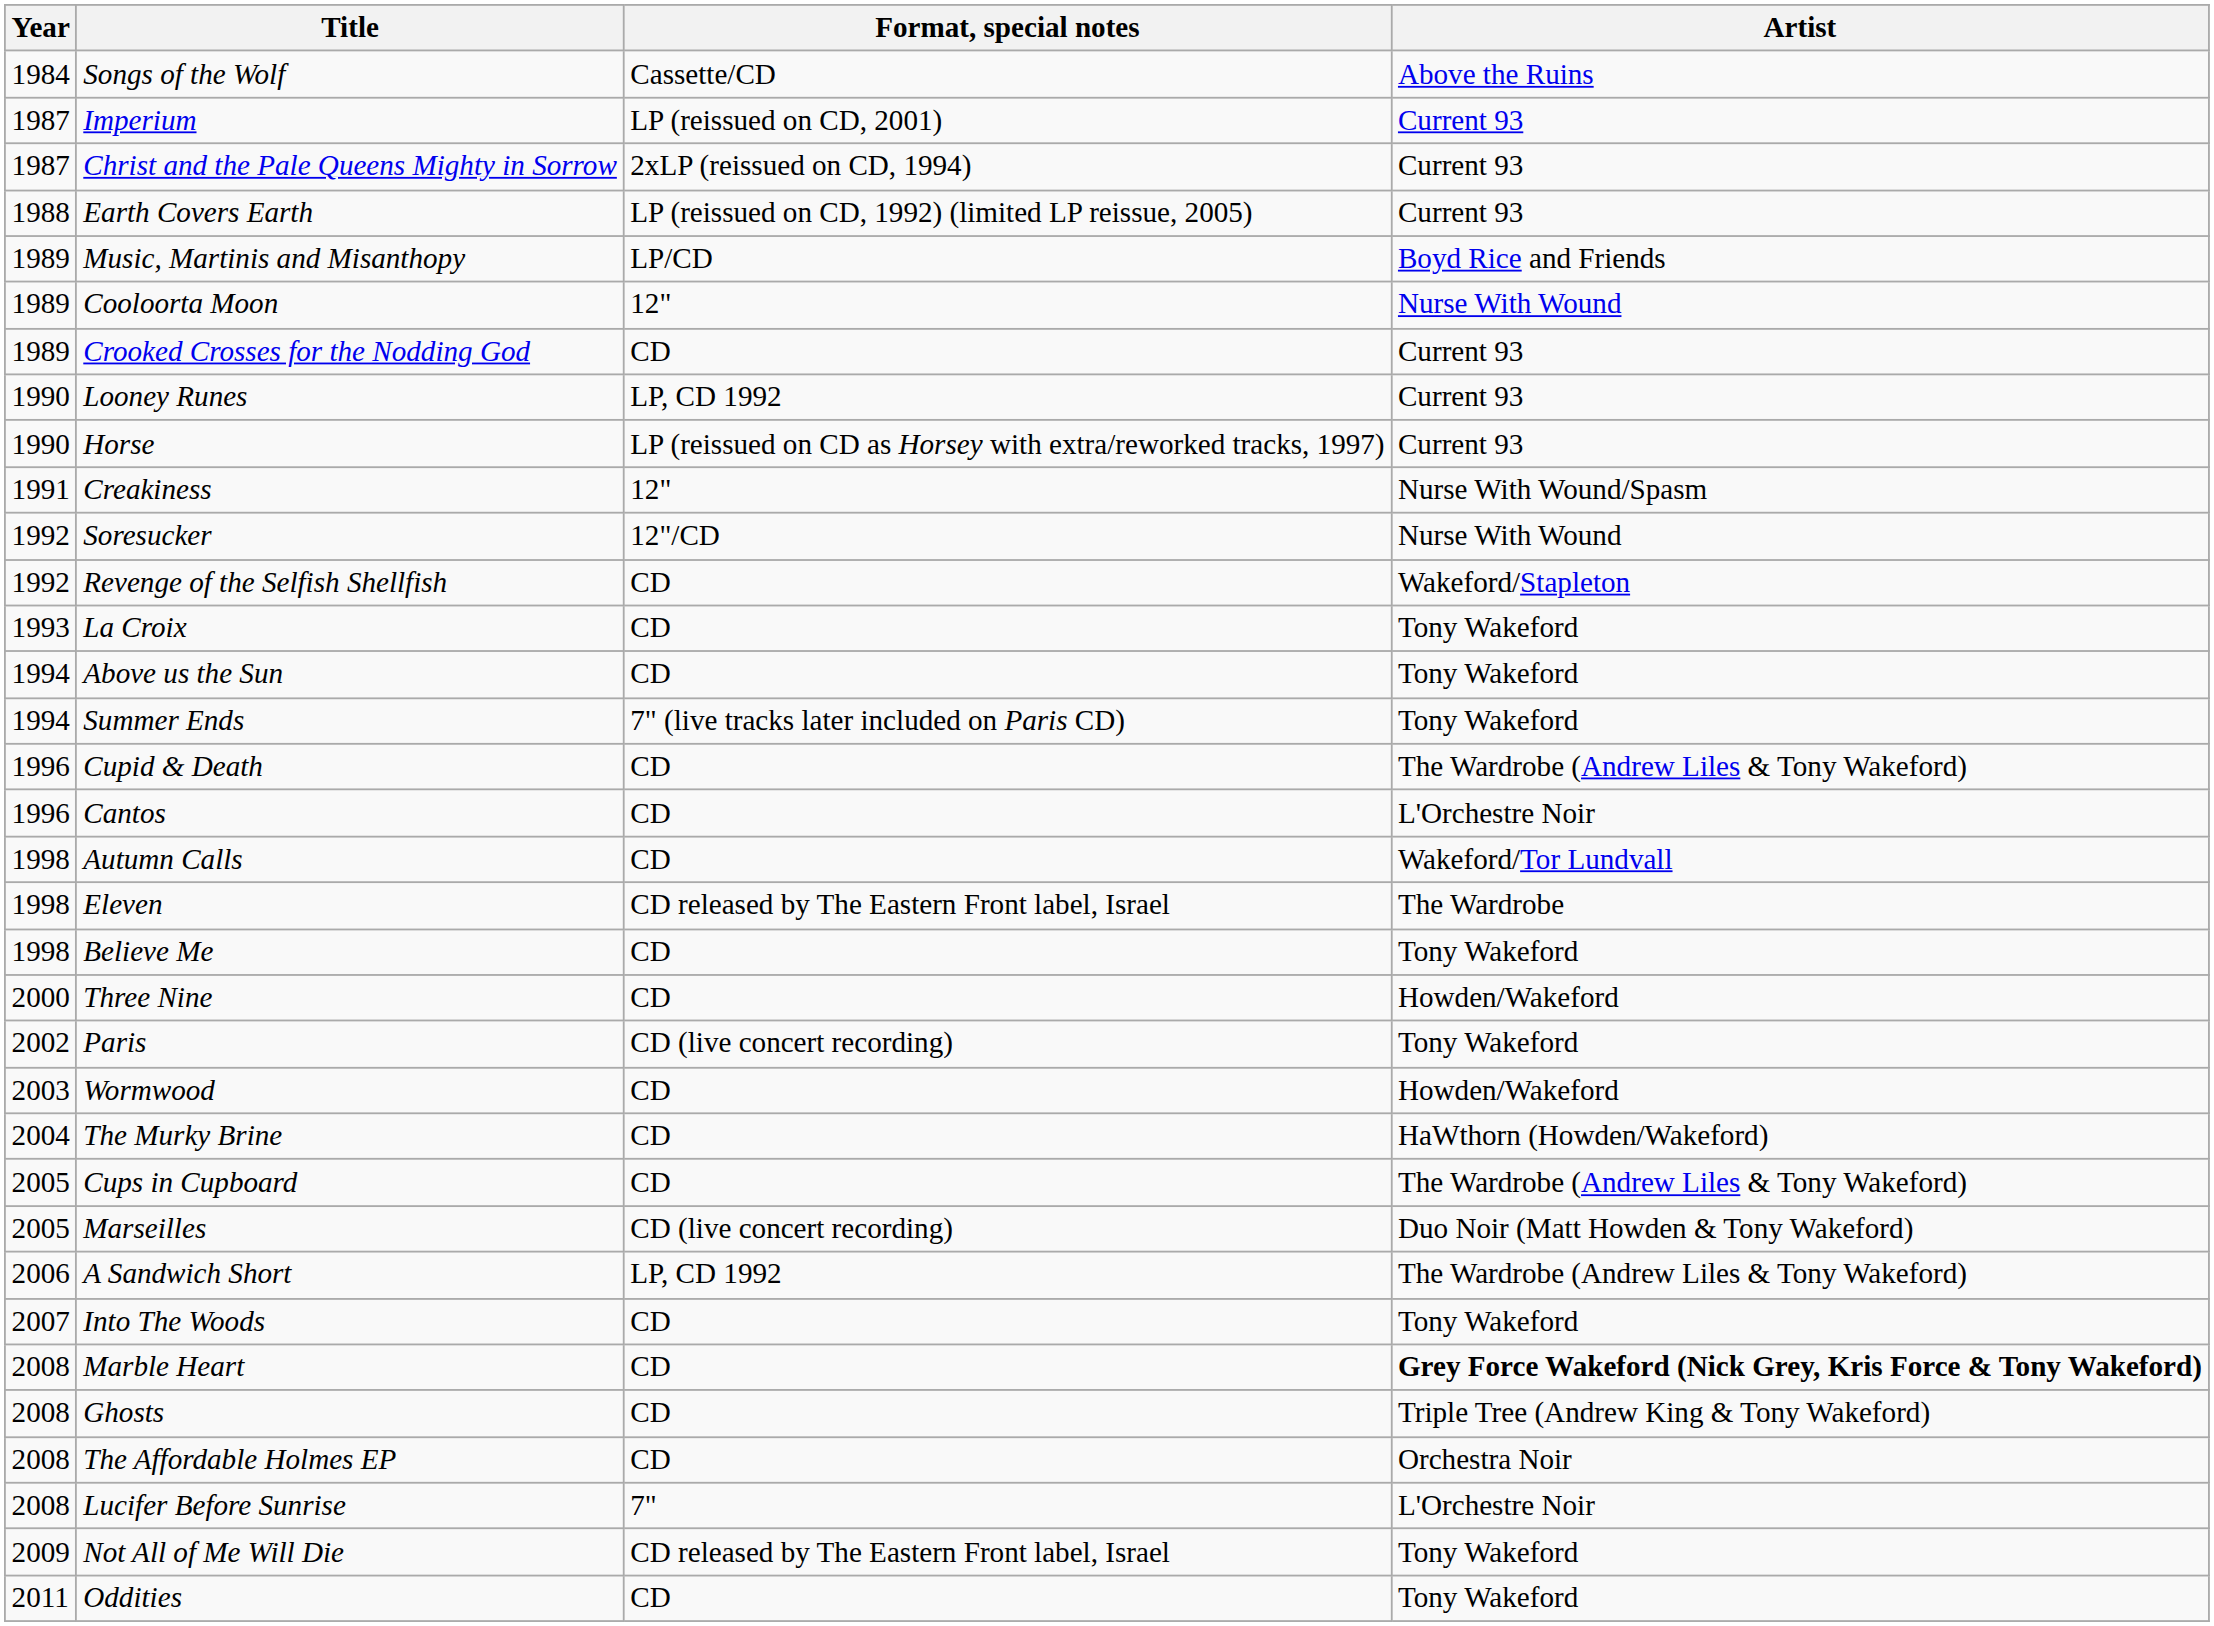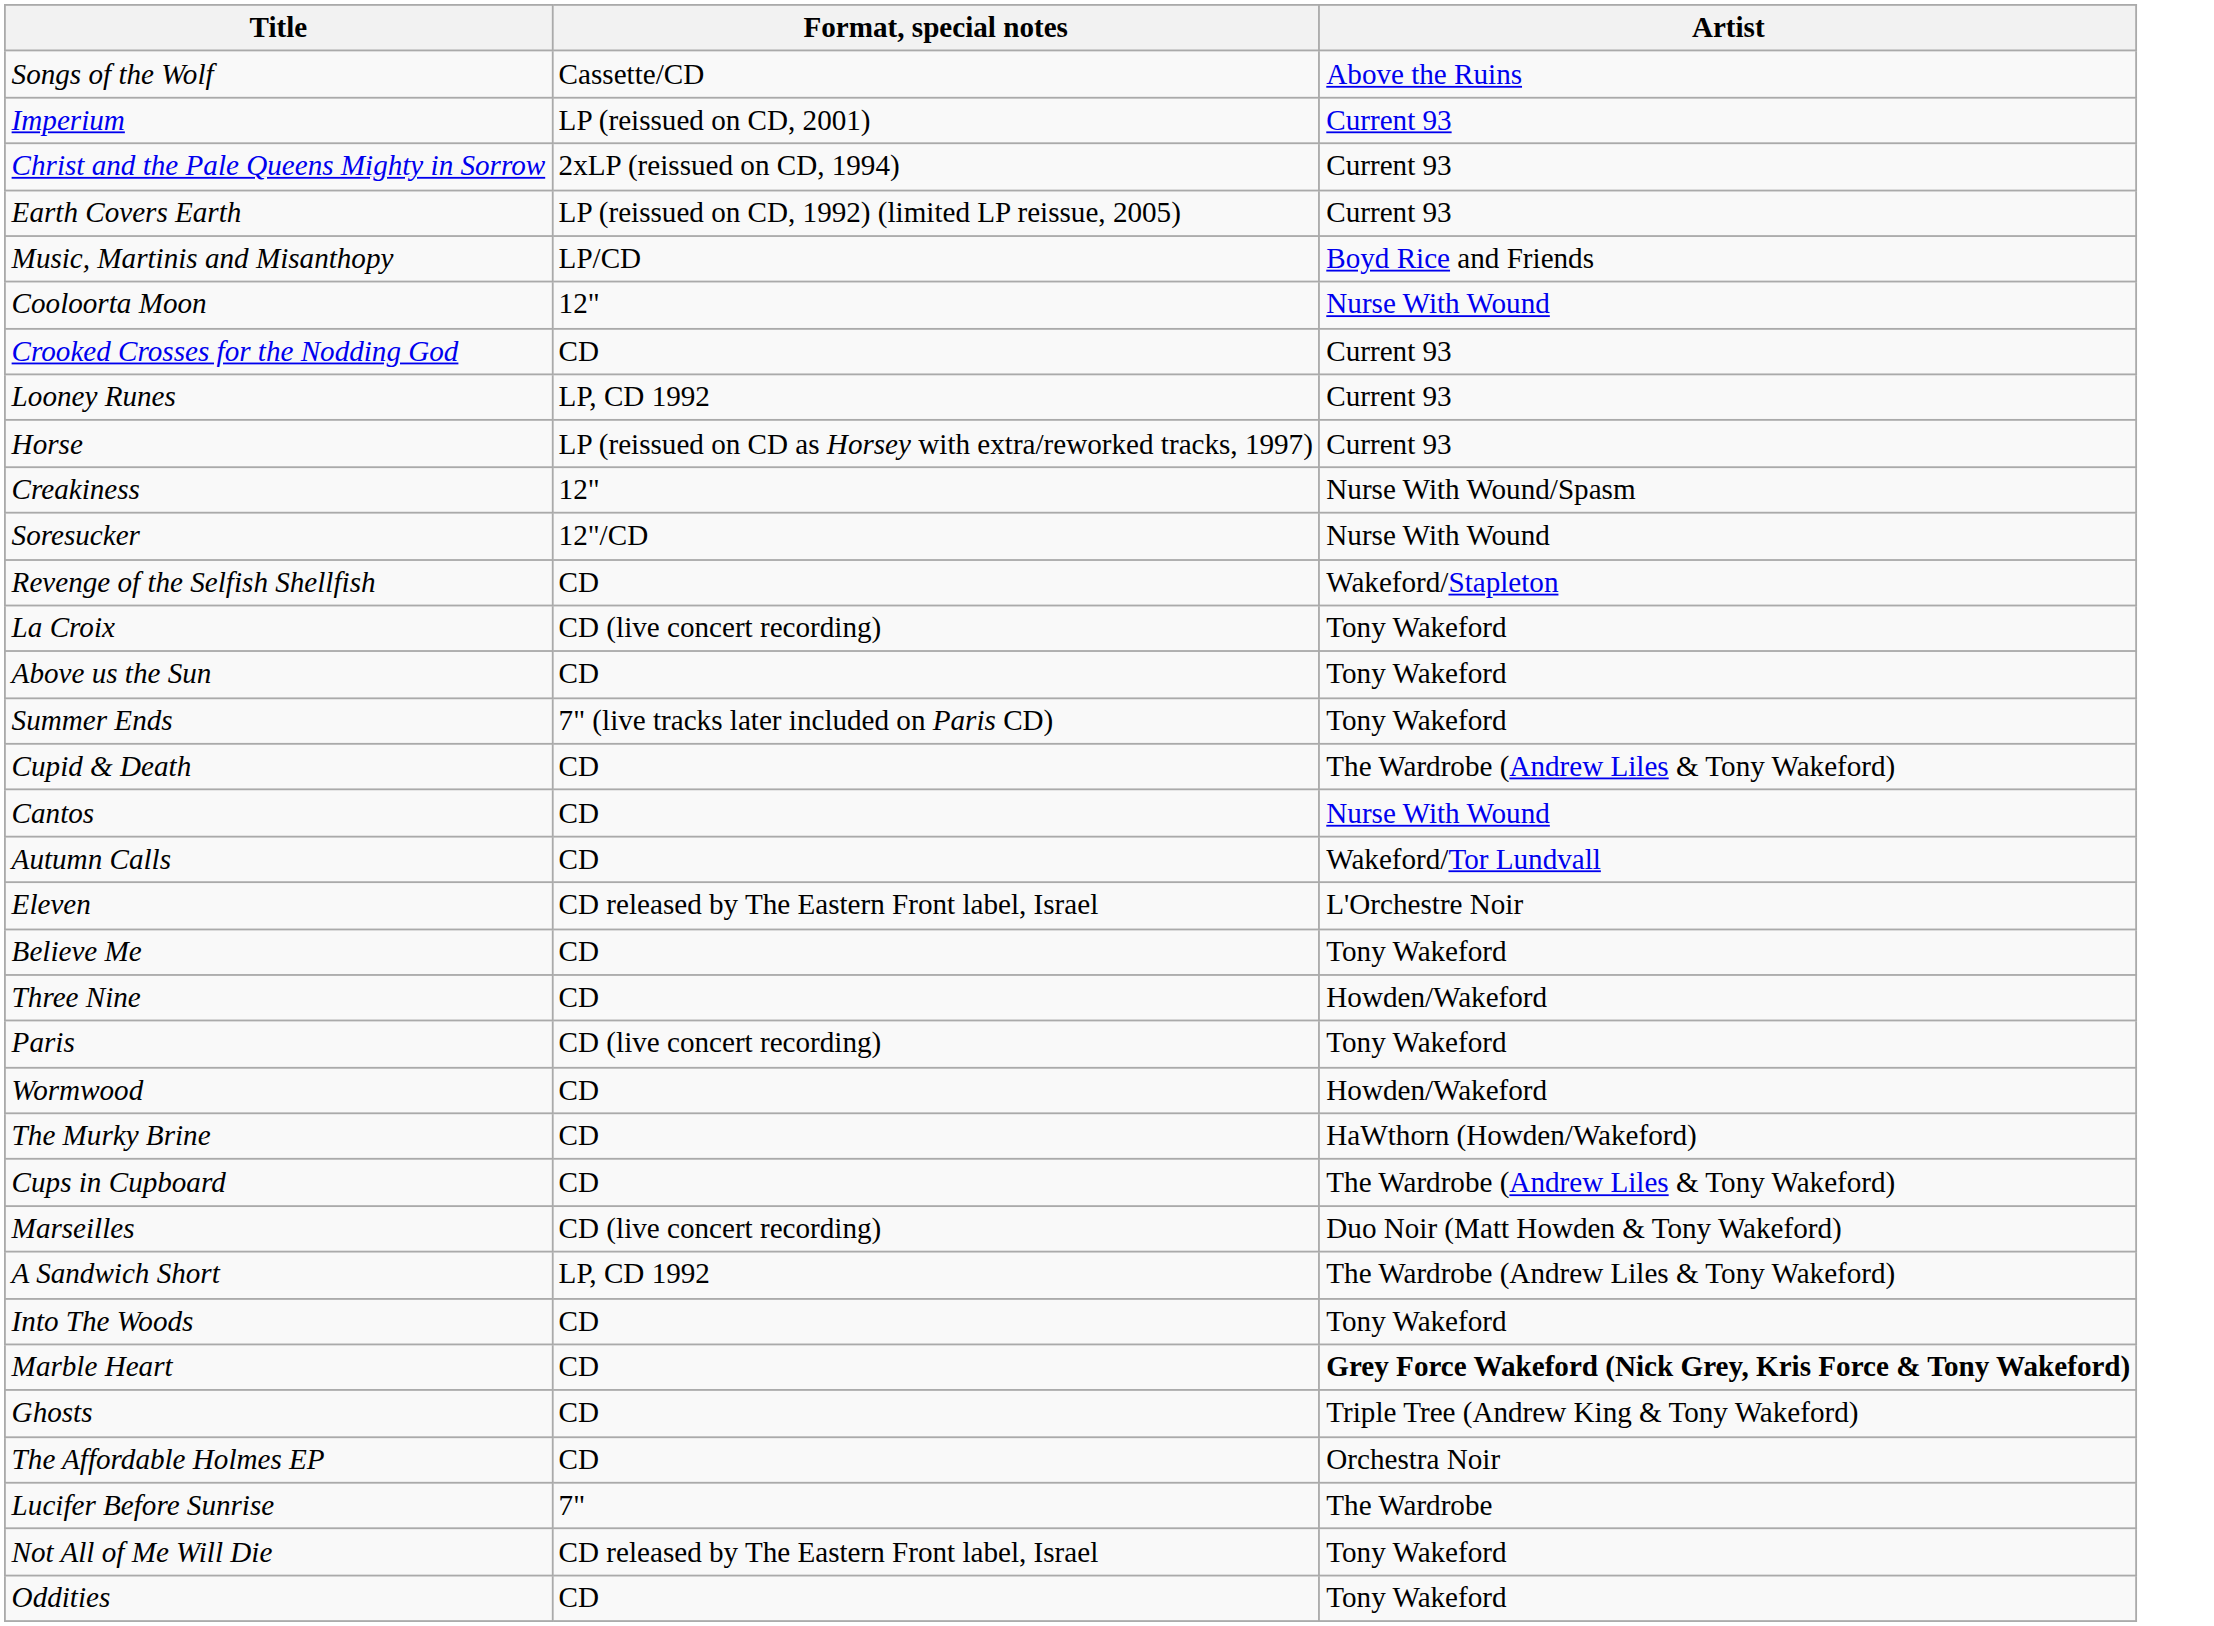- column: (41, 27)
(651, 627) CD -> (720, 627) CD (live concert recording)
(1496, 812) L'Orchestre Noir -> (1438, 812) Nurse With Wound
(1481, 905) The Wardrobe -> (1425, 905) L'Orchestre Noir
(1496, 1505) L'Orchestre Noir -> (1409, 1505) The Wardrobe
